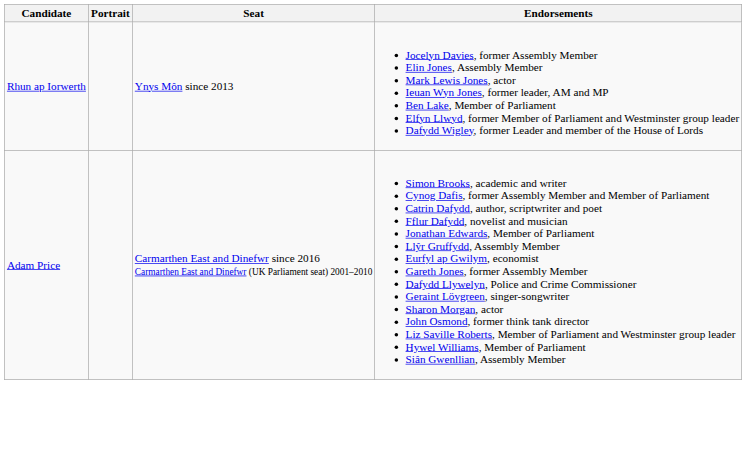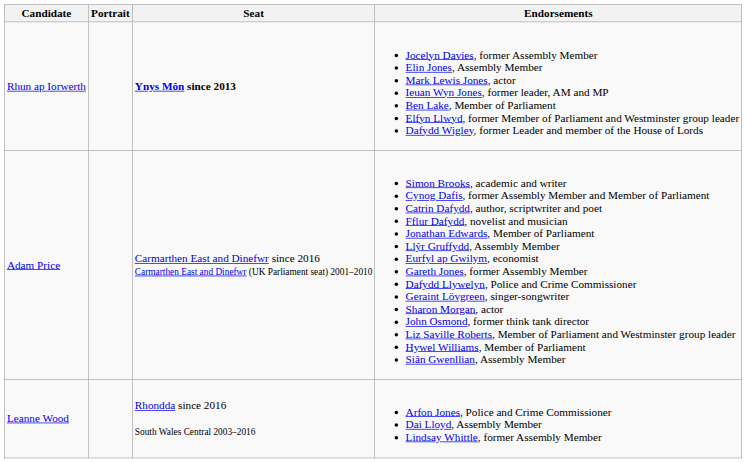(184, 86) normal -> (185, 86) bold
+ row: (38, 418)
